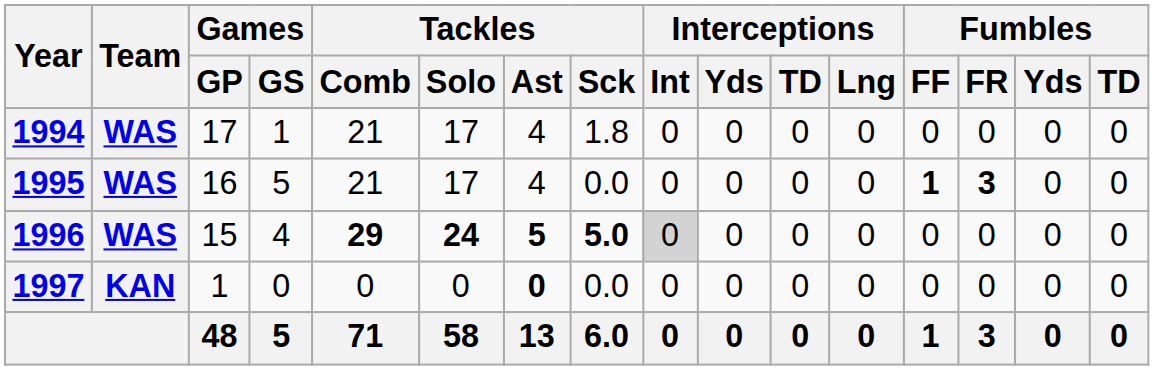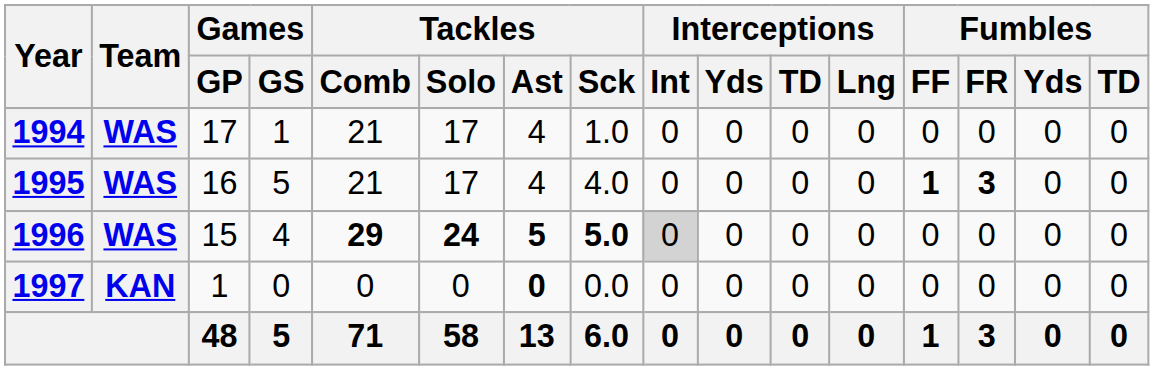(607, 132) 1.8 -> (607, 132) 1.0
(607, 183) 0.0 -> (607, 183) 4.0
